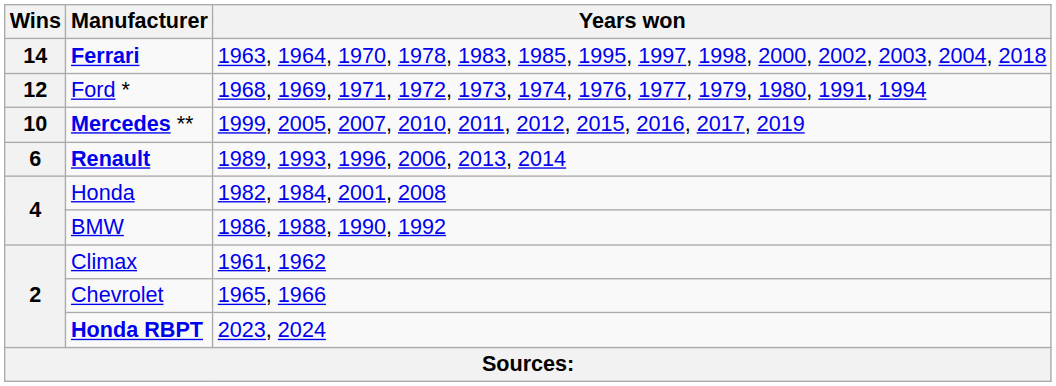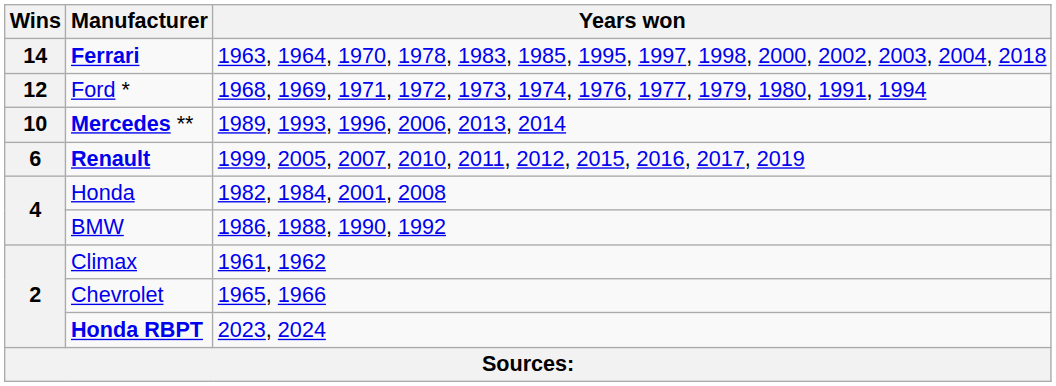(511, 124) 1999, 2005, 2007, 2010, 2011, 2012, 2015, 2016, 2017, 2019 -> (392, 124) 1989, 1993, 1996, 2006, 2013, 2014
(392, 158) 1989, 1993, 1996, 2006, 2013, 2014 -> (511, 158) 1999, 2005, 2007, 2010, 2011, 2012, 2015, 2016, 2017, 2019
